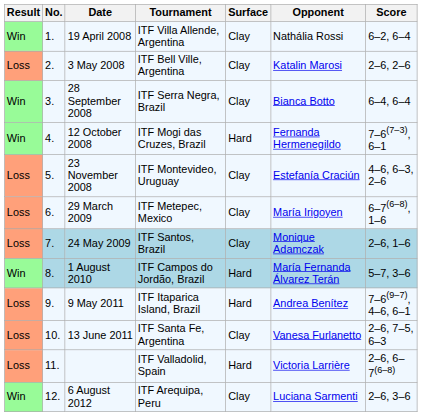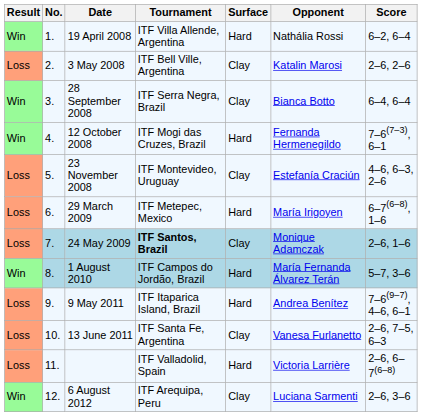(239, 36) Clay -> (240, 36) Hard
(239, 212) Clay -> (240, 212) Hard
(166, 243) normal -> (167, 243) bold
